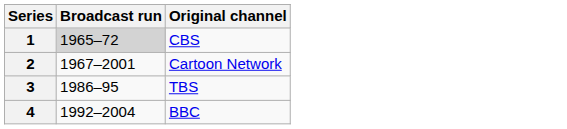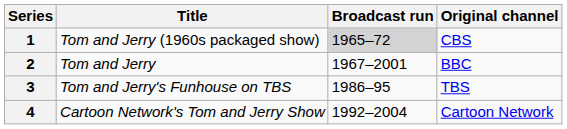+ column: (192, 16)
(225, 64) Cartoon Network -> (456, 64) BBC
(184, 111) BBC -> (497, 111) Cartoon Network
